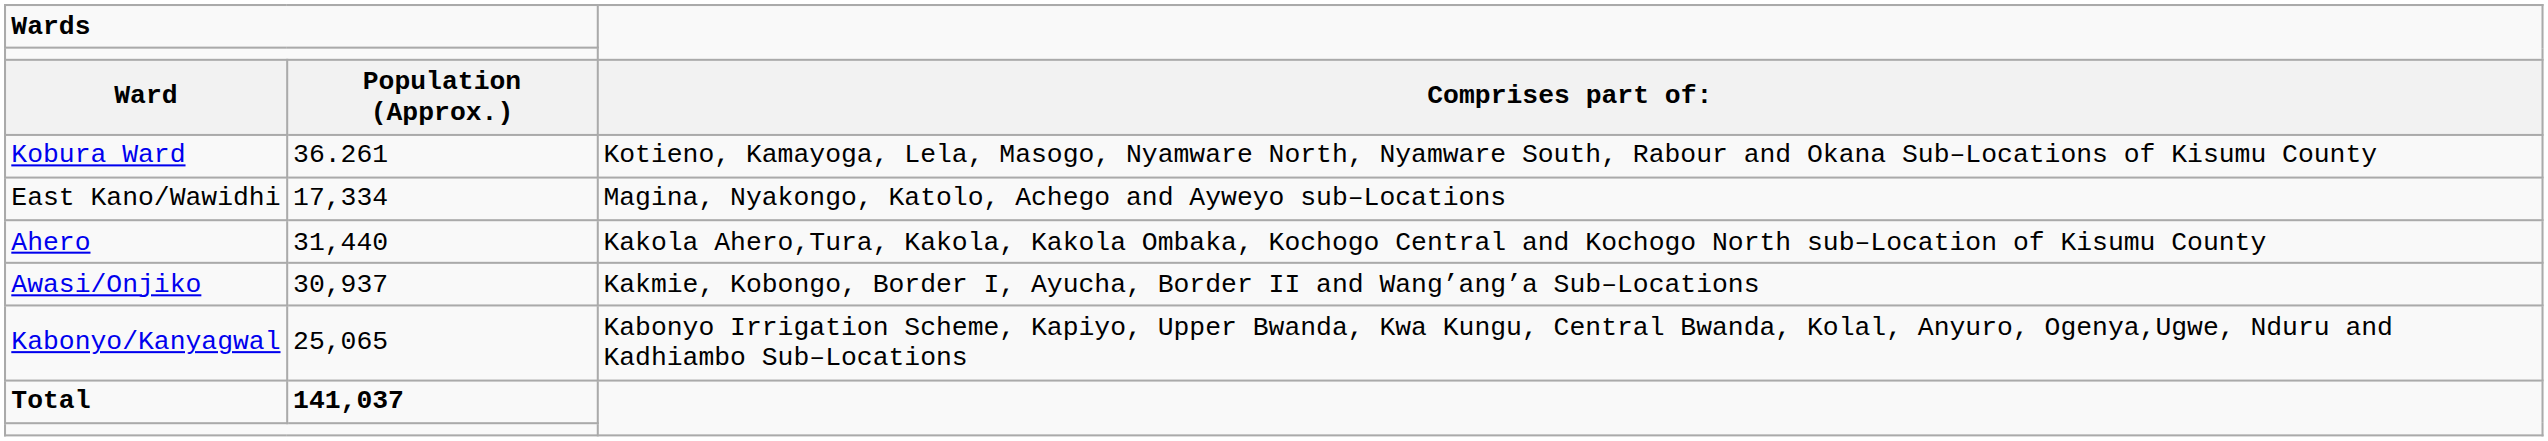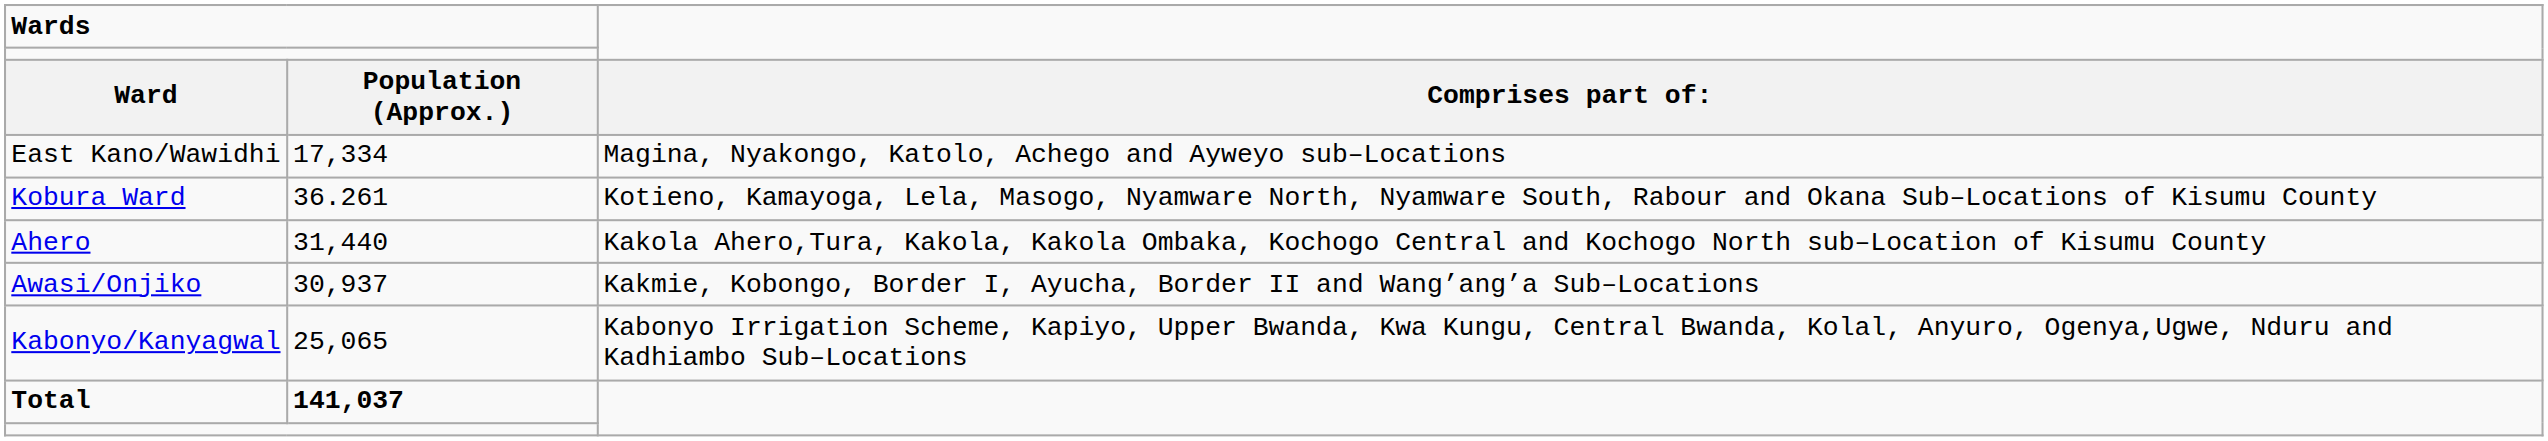rows swapped: (98, 156) <-> (146, 199)
